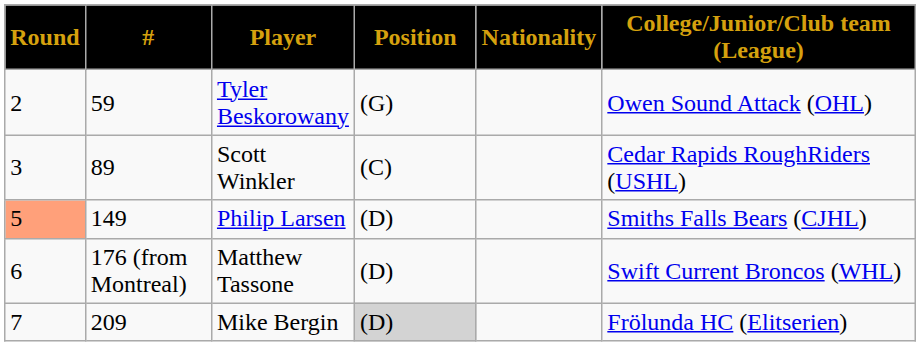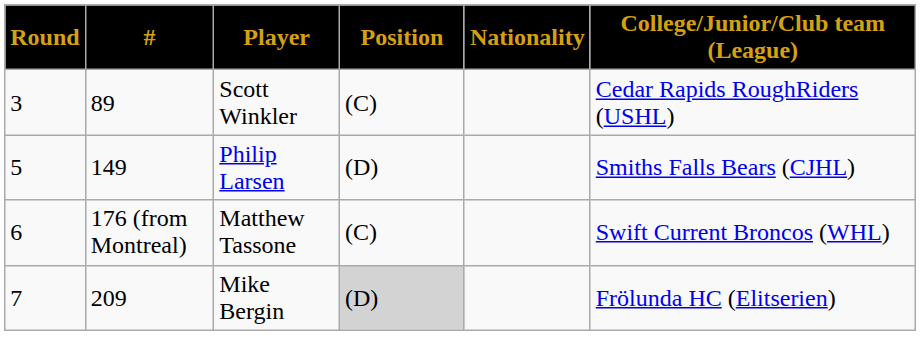- row: (283, 102)
(16, 218) lightsalmon background -> (16, 167) no background
(377, 270) (D) -> (361, 232) (C)
